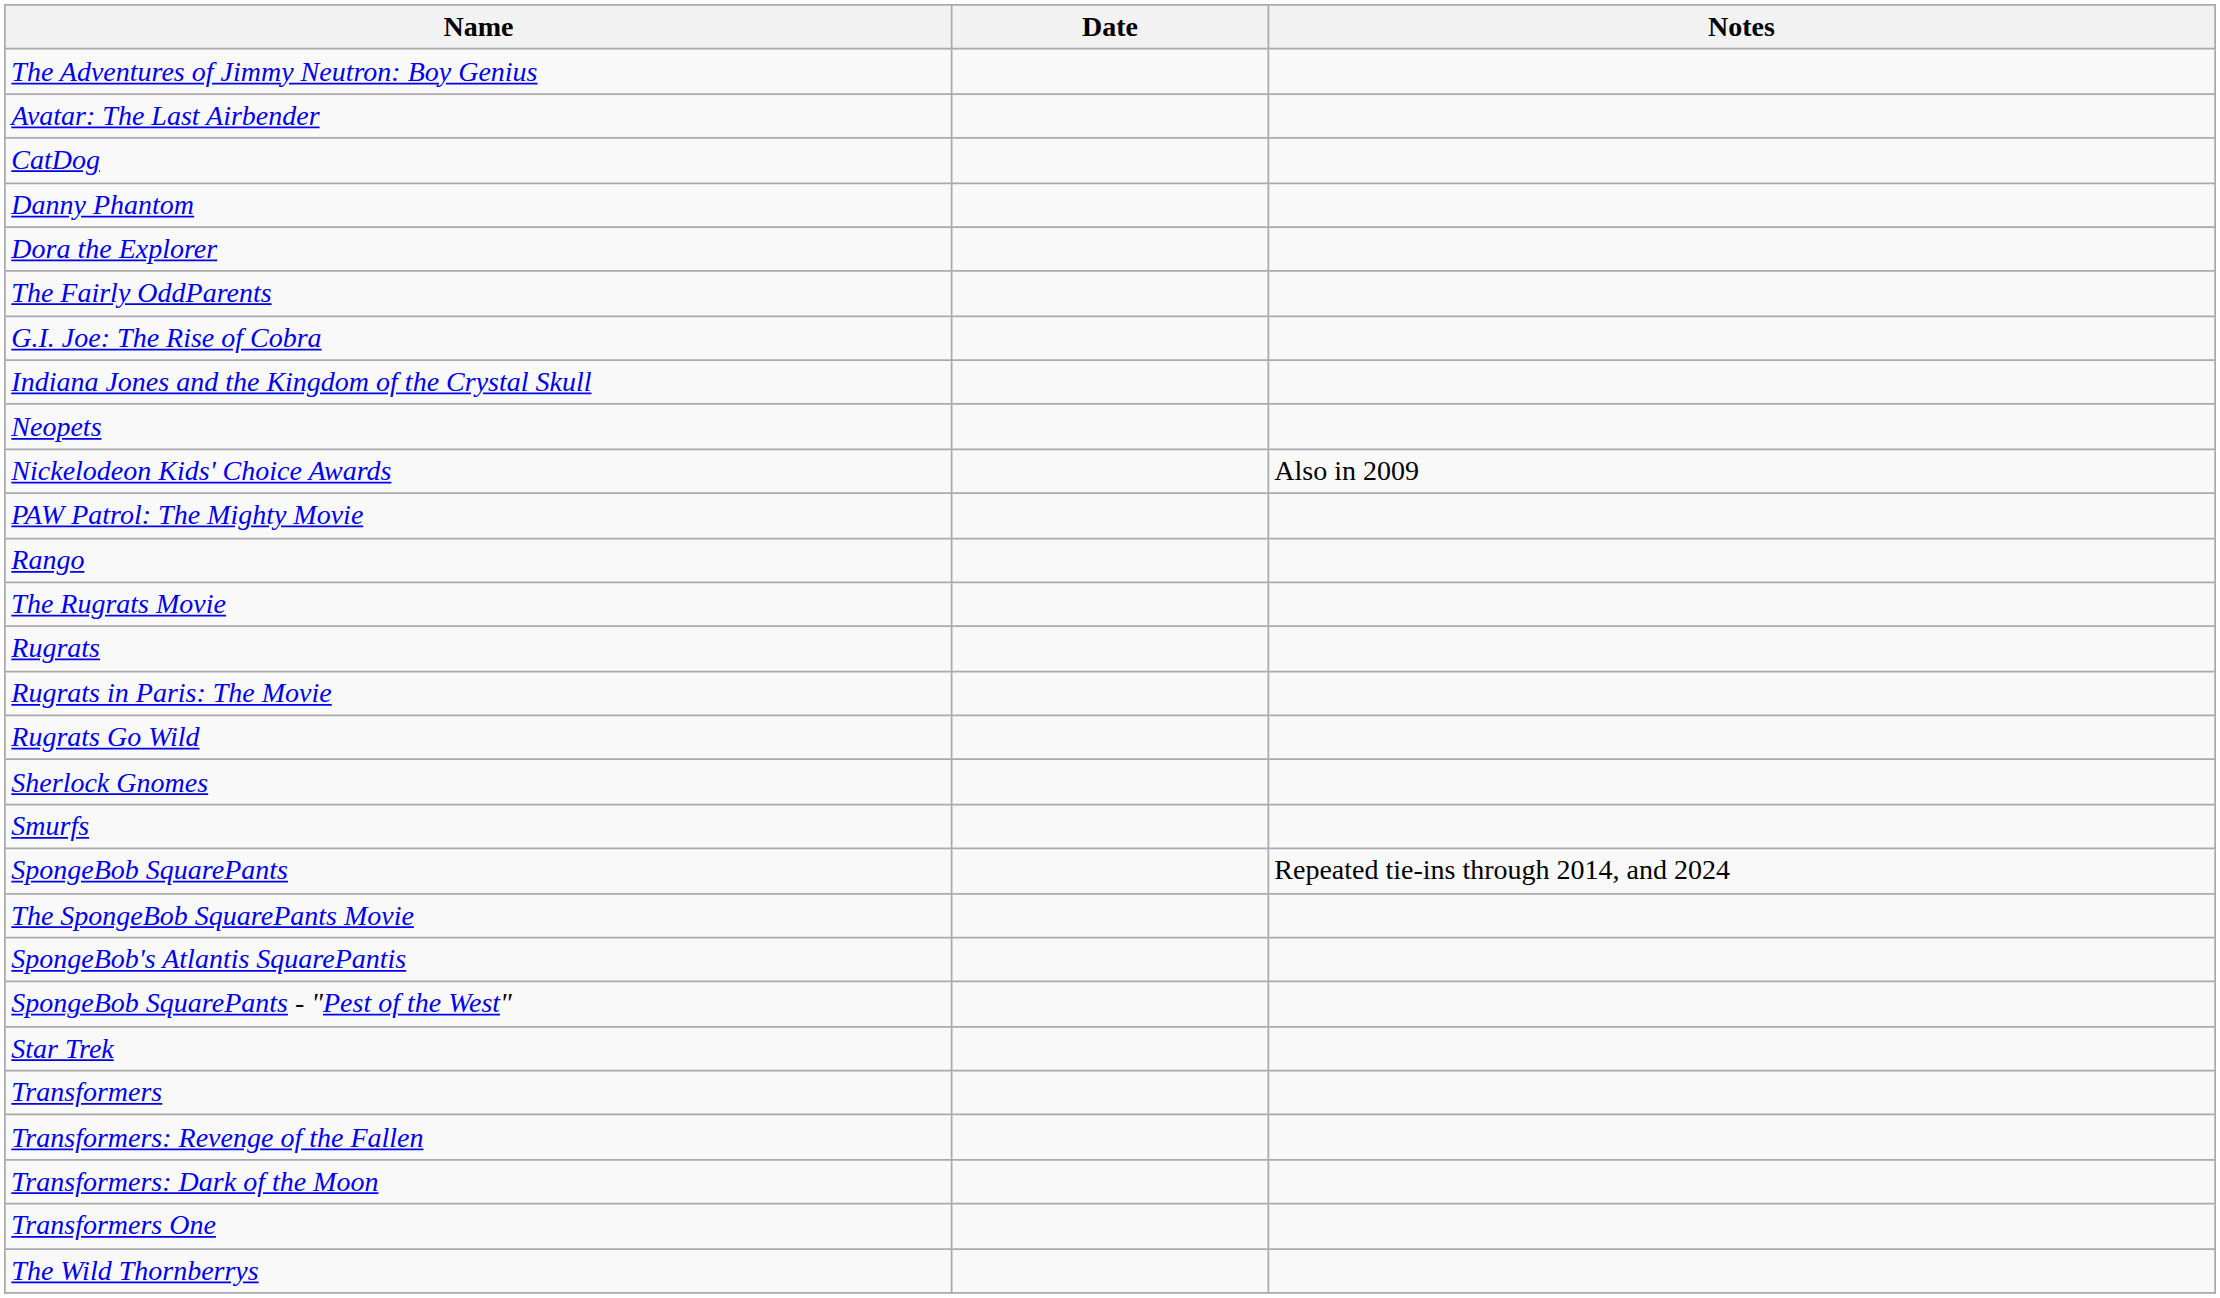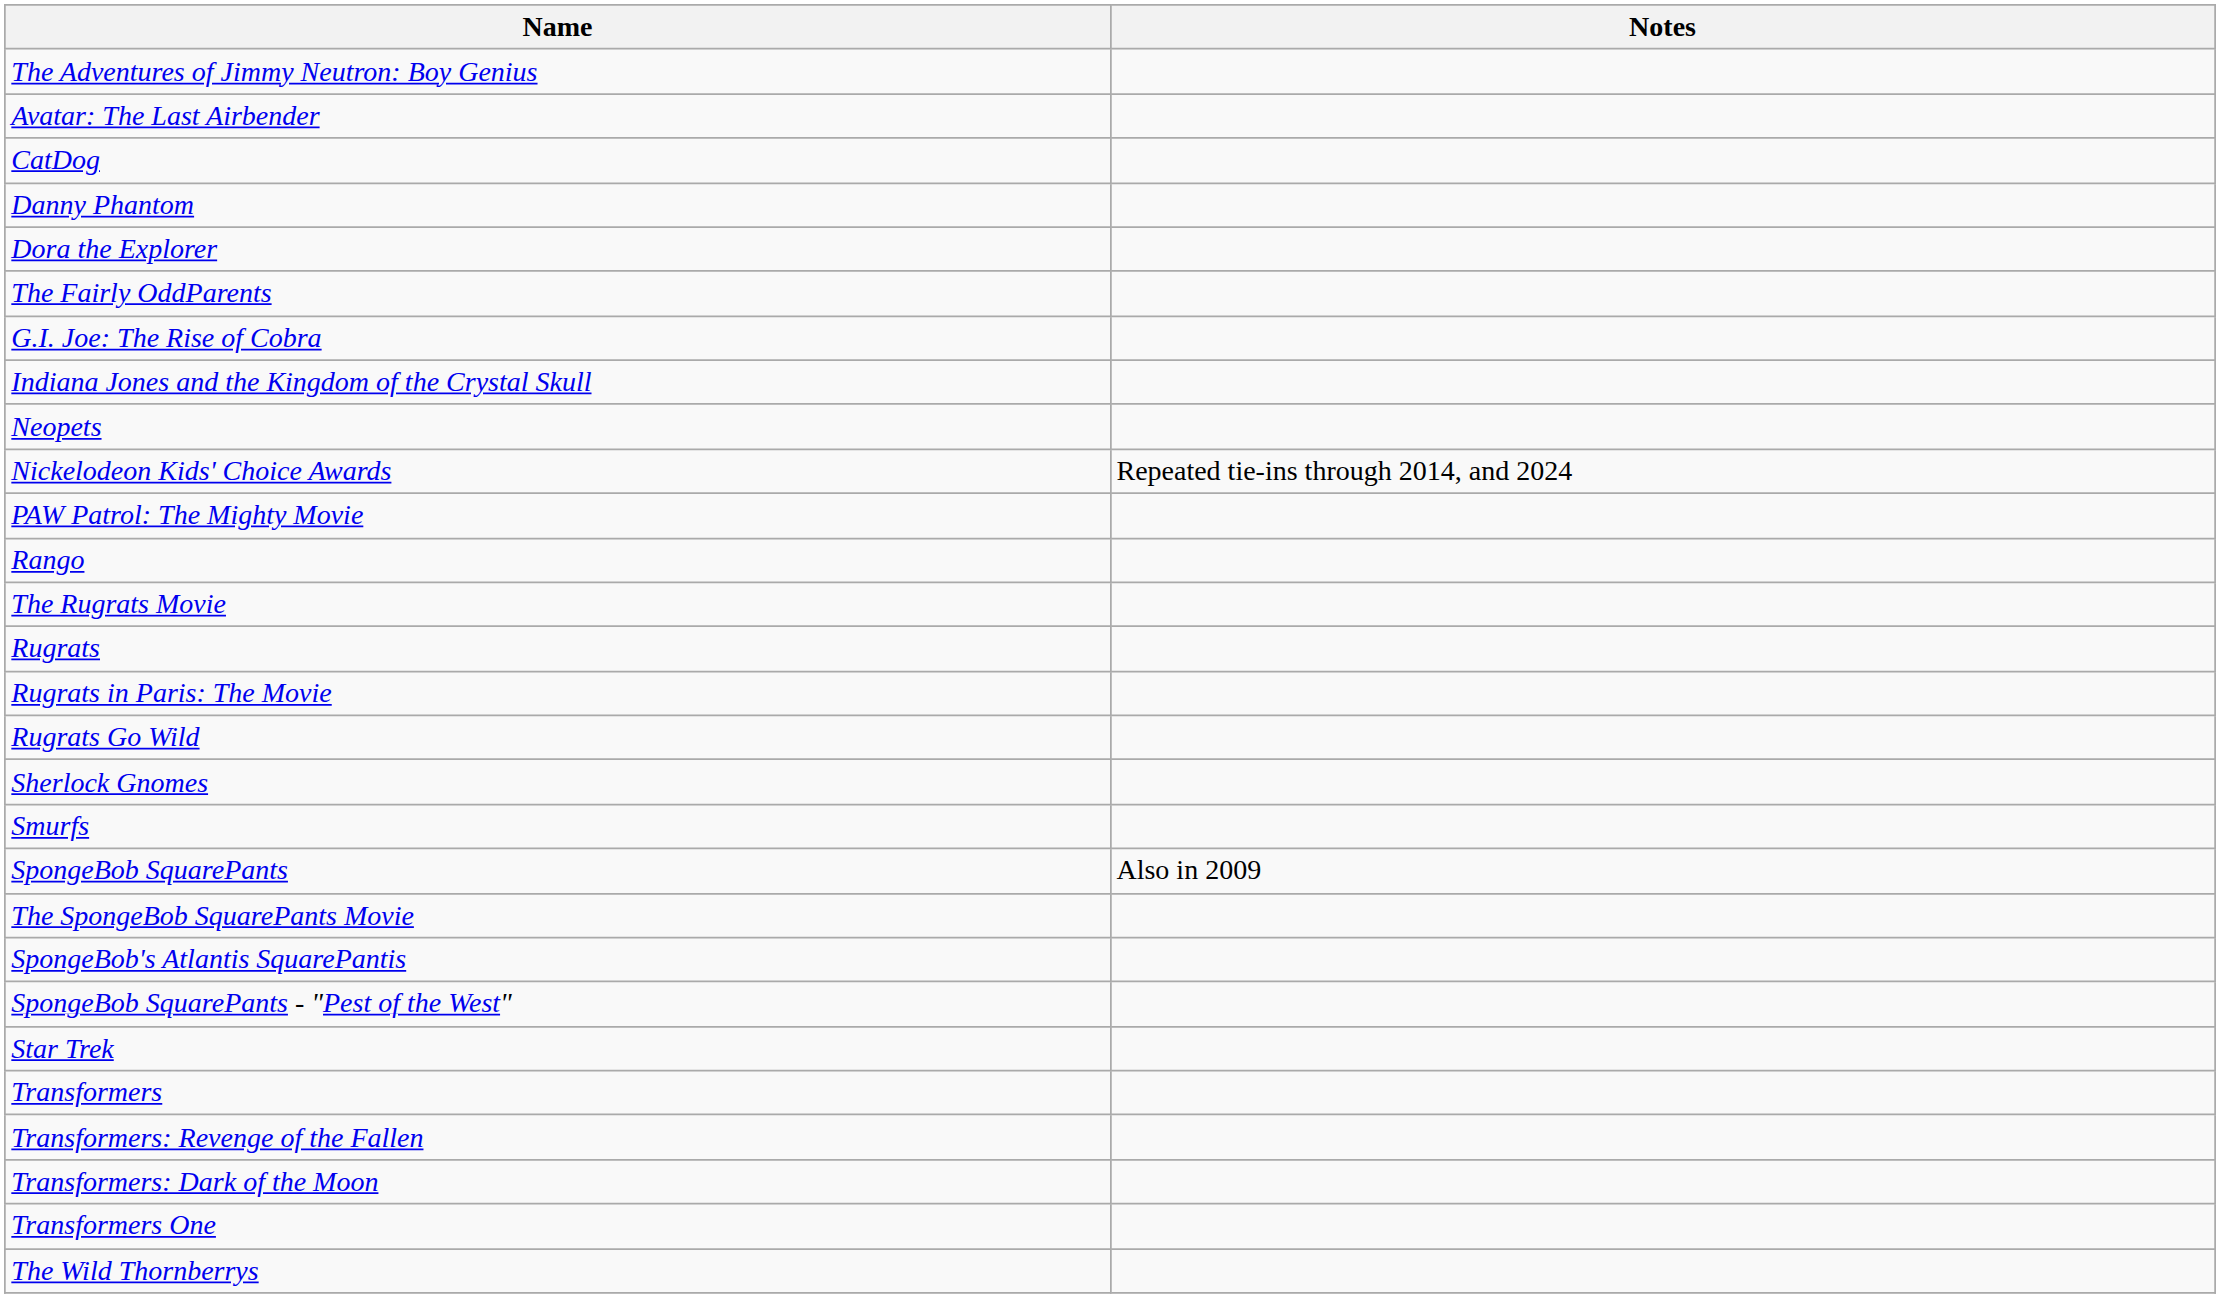- column: (1110, 26)
(1347, 470) Also in 2009 -> (1344, 470) Repeated tie-ins through 2014, and 2024
(1502, 870) Repeated tie-ins through 2014, and 2024 -> (1189, 870) Also in 2009
